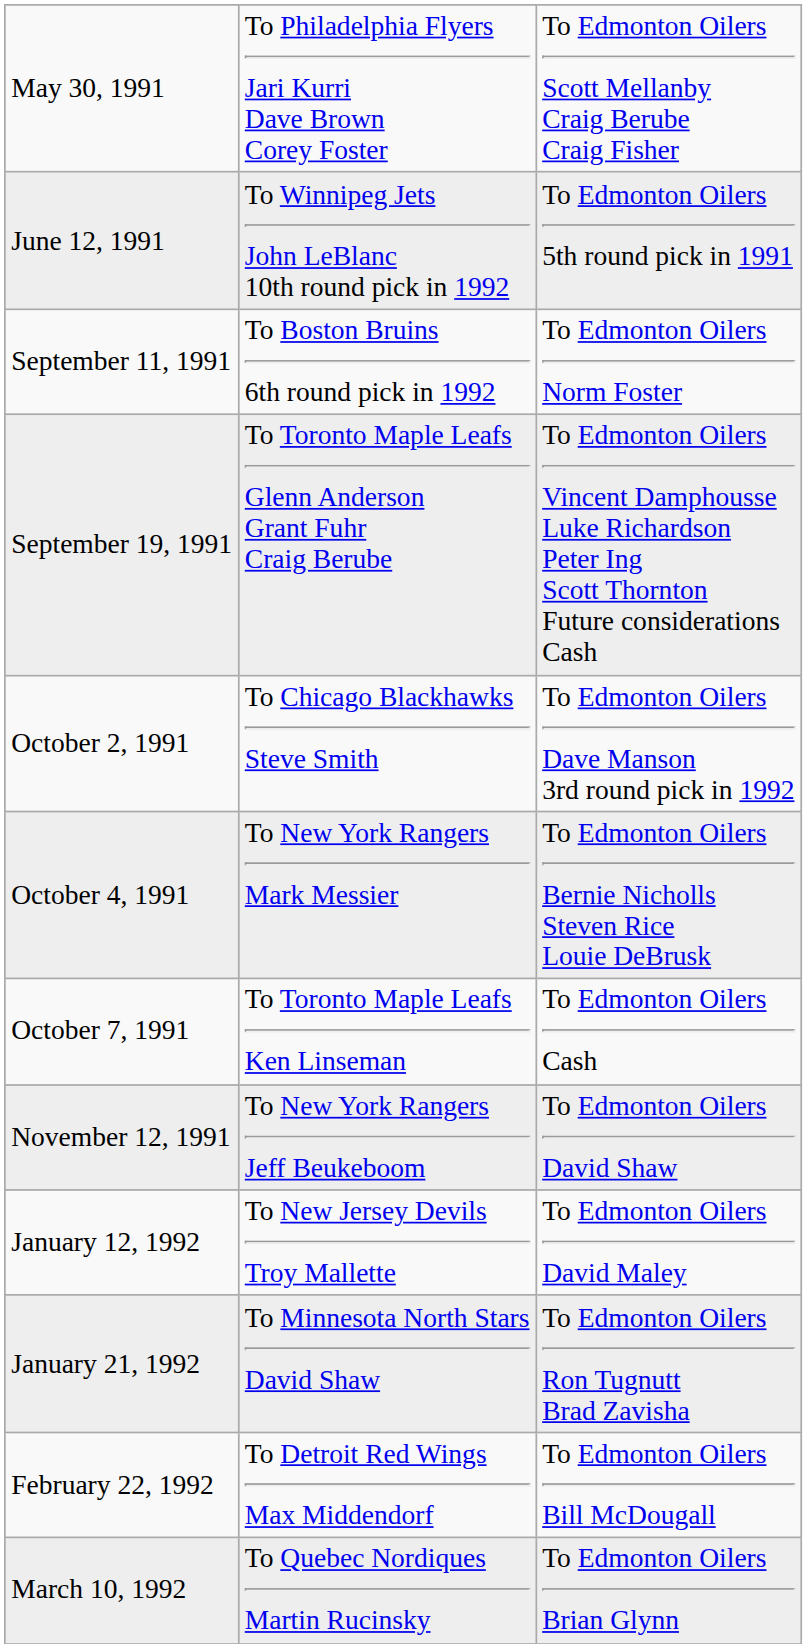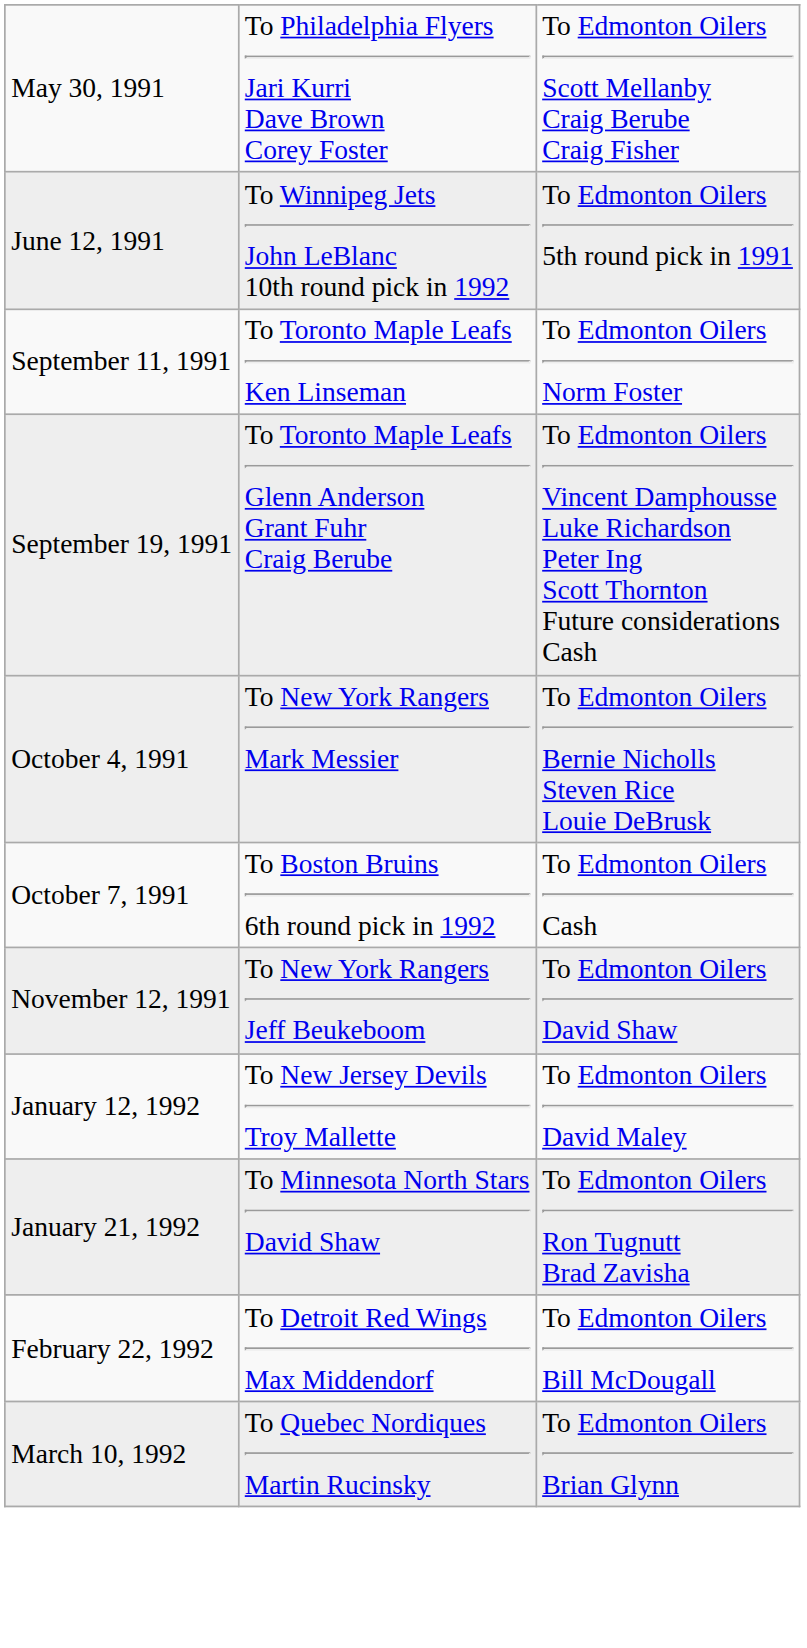(387, 361) To Boston Bruins 6th round pick in 1992 -> (387, 361) To Toronto Maple Leafs Ken Linseman
- row: (100, 742)
(387, 1031) To Toronto Maple Leafs Ken Linseman -> (387, 894) To Boston Bruins 6th round pick in 1992
